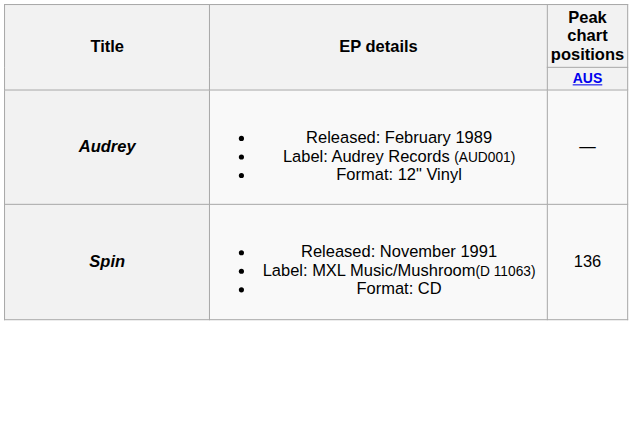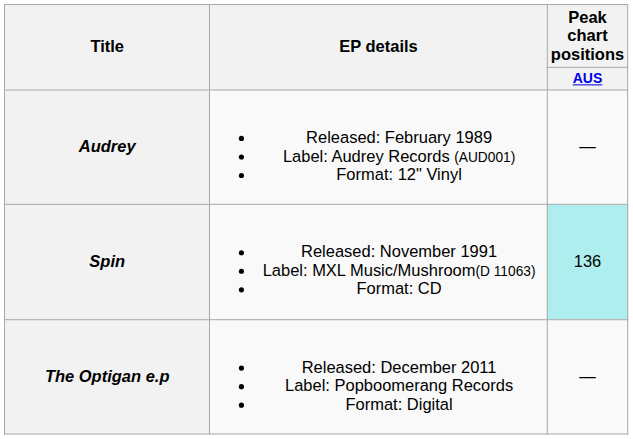(587, 261) no background -> (587, 261) paleturquoise background
+ row: (107, 376)
